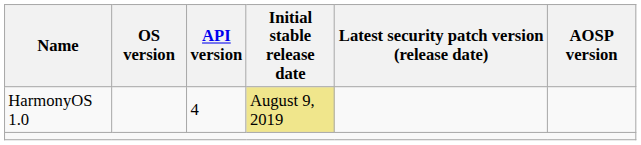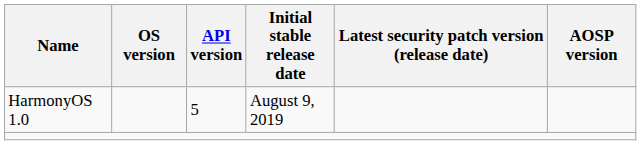(195, 109) 4 -> (195, 109) 5
(282, 109) khaki background -> (282, 109) no background
